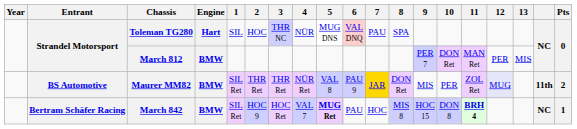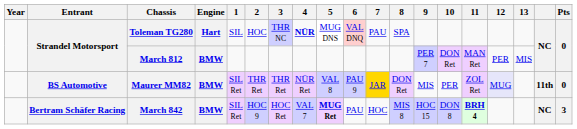(304, 33) normal -> (305, 33) bold
(563, 85) 2 -> (564, 85) 0
(563, 111) 1 -> (564, 111) 3
